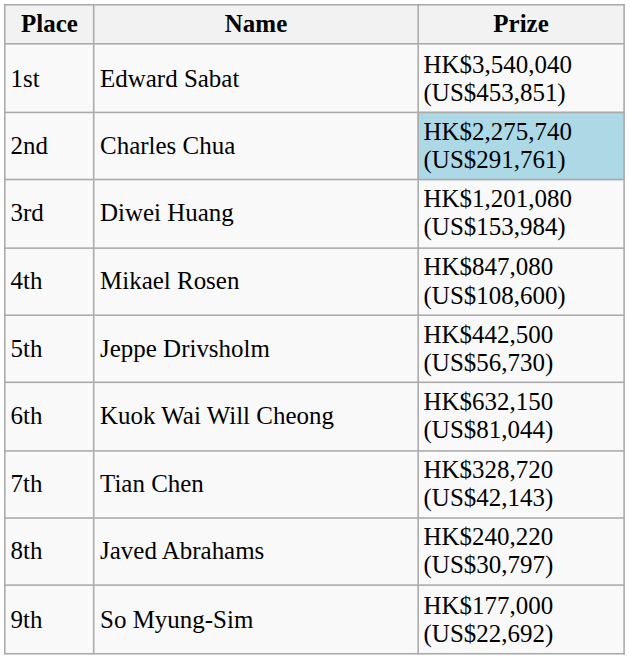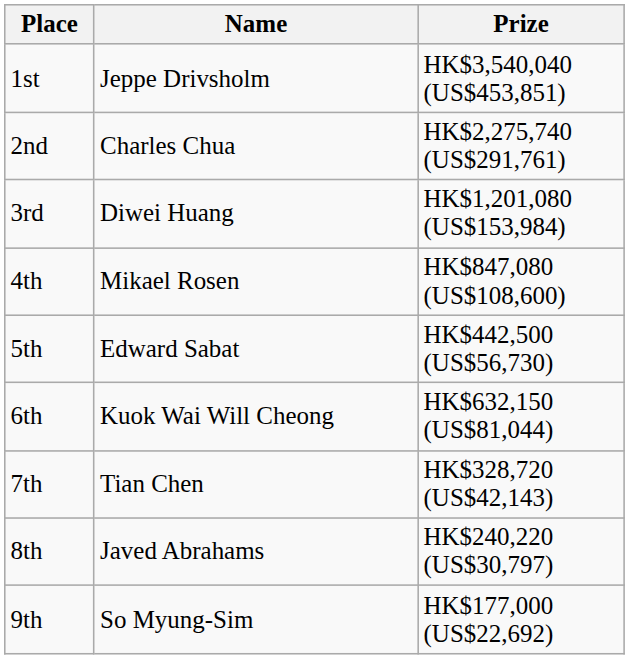(170, 77) Edward Sabat -> (185, 77) Jeppe Drivsholm
(498, 145) lightblue background -> (498, 145) no background
(185, 348) Jeppe Drivsholm -> (170, 348) Edward Sabat
